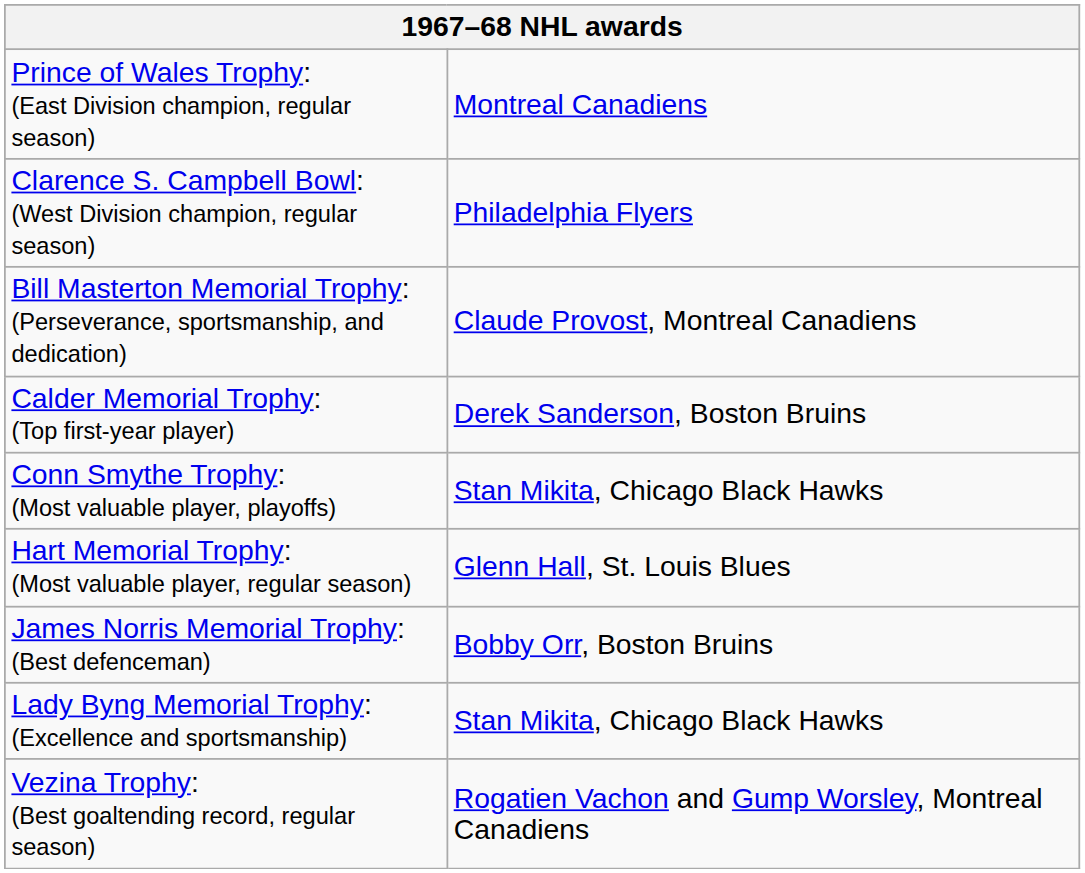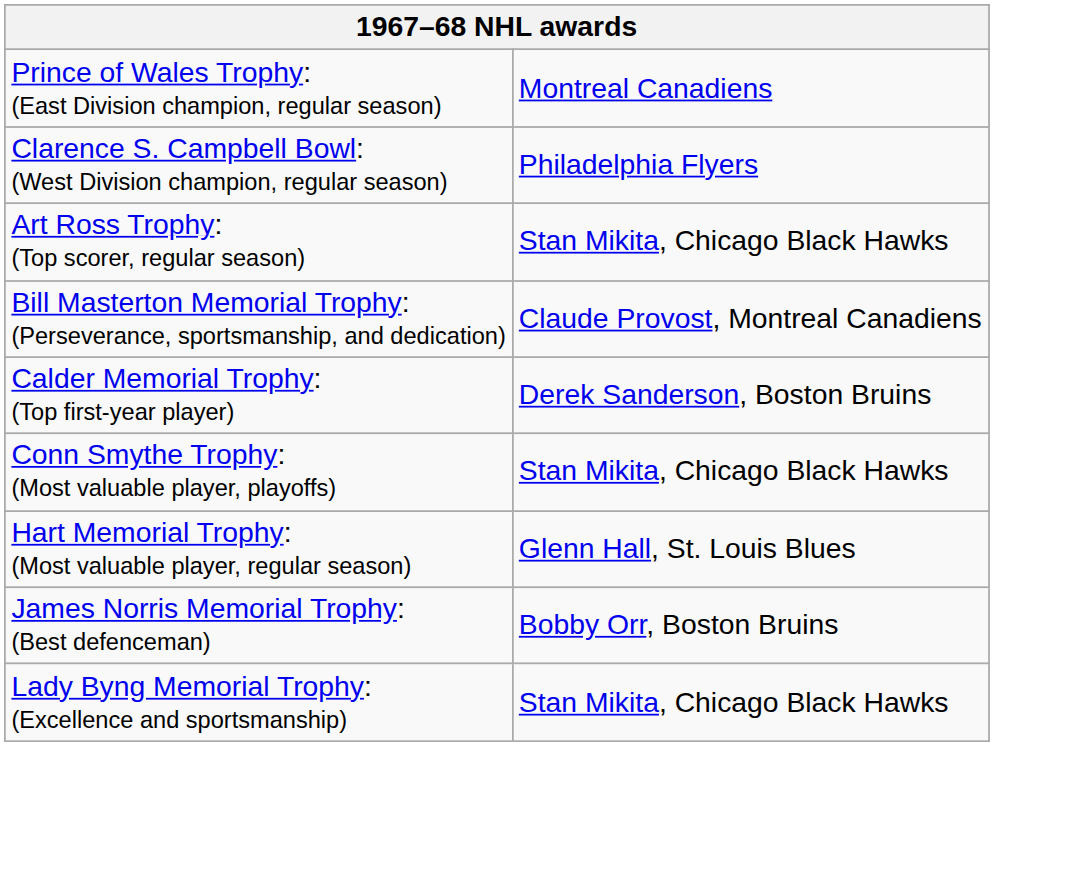+ row: (158, 241)
- row: (183, 813)
